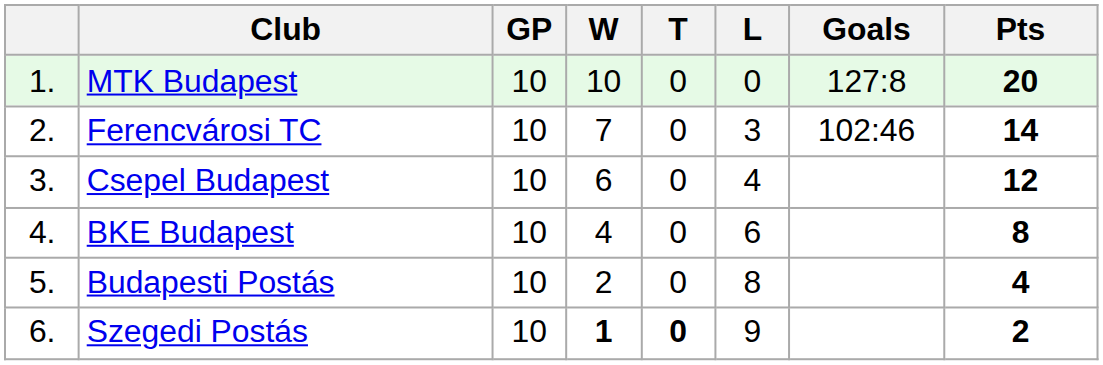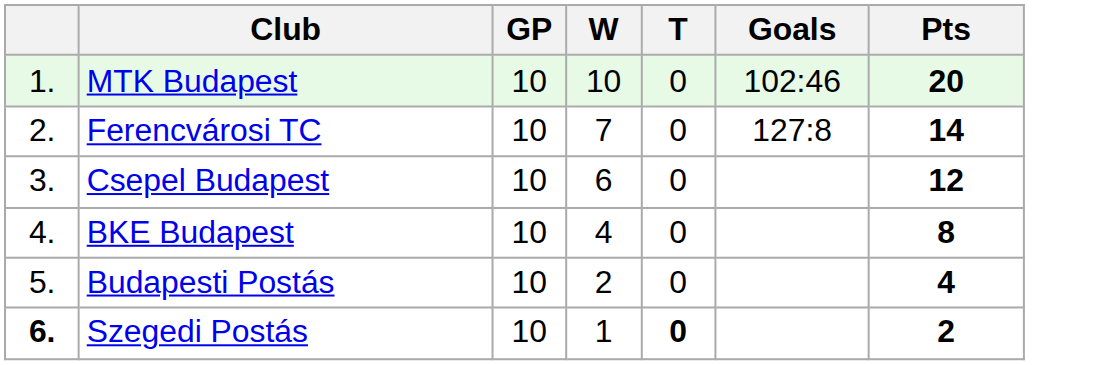- column: (752, 29)
(867, 80) 127:8 -> (792, 80) 102:46
(867, 130) 102:46 -> (792, 130) 127:8
(42, 332) normal -> (42, 332) bold
(604, 332) bold -> (604, 332) normal
